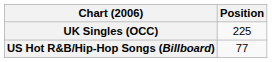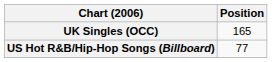(242, 31) 225 -> (242, 31) 165
